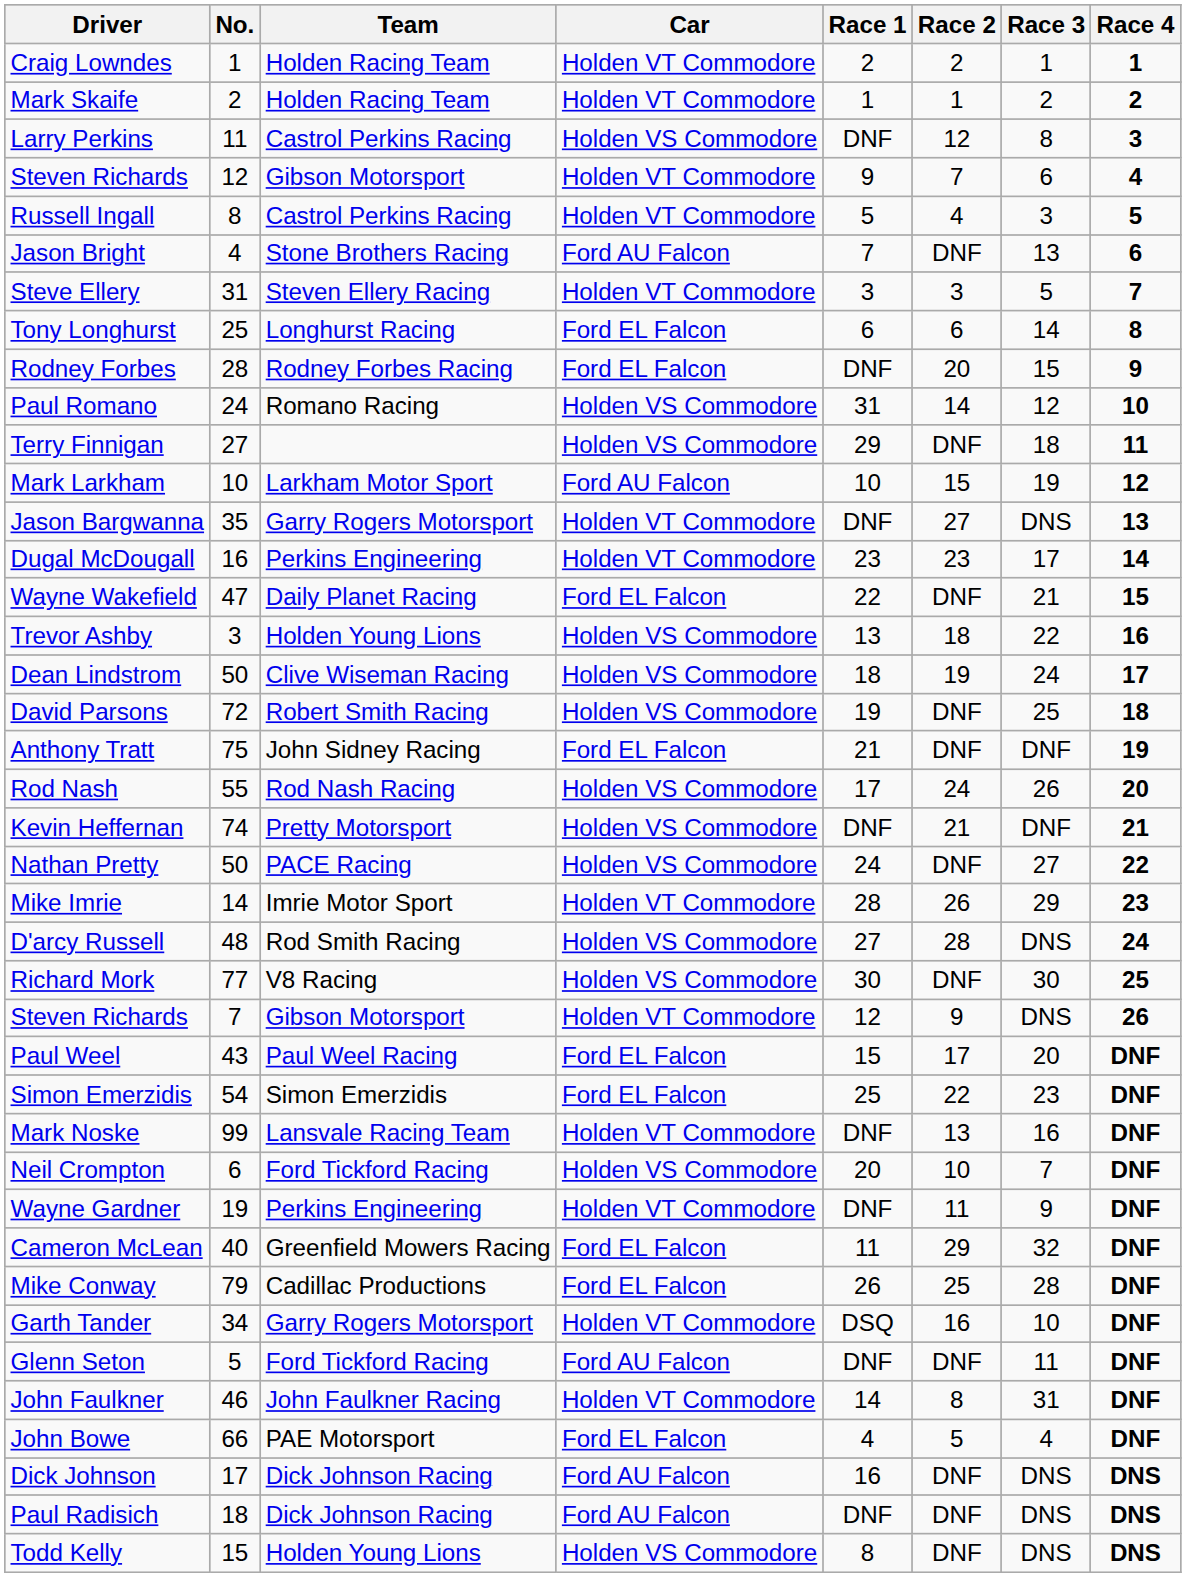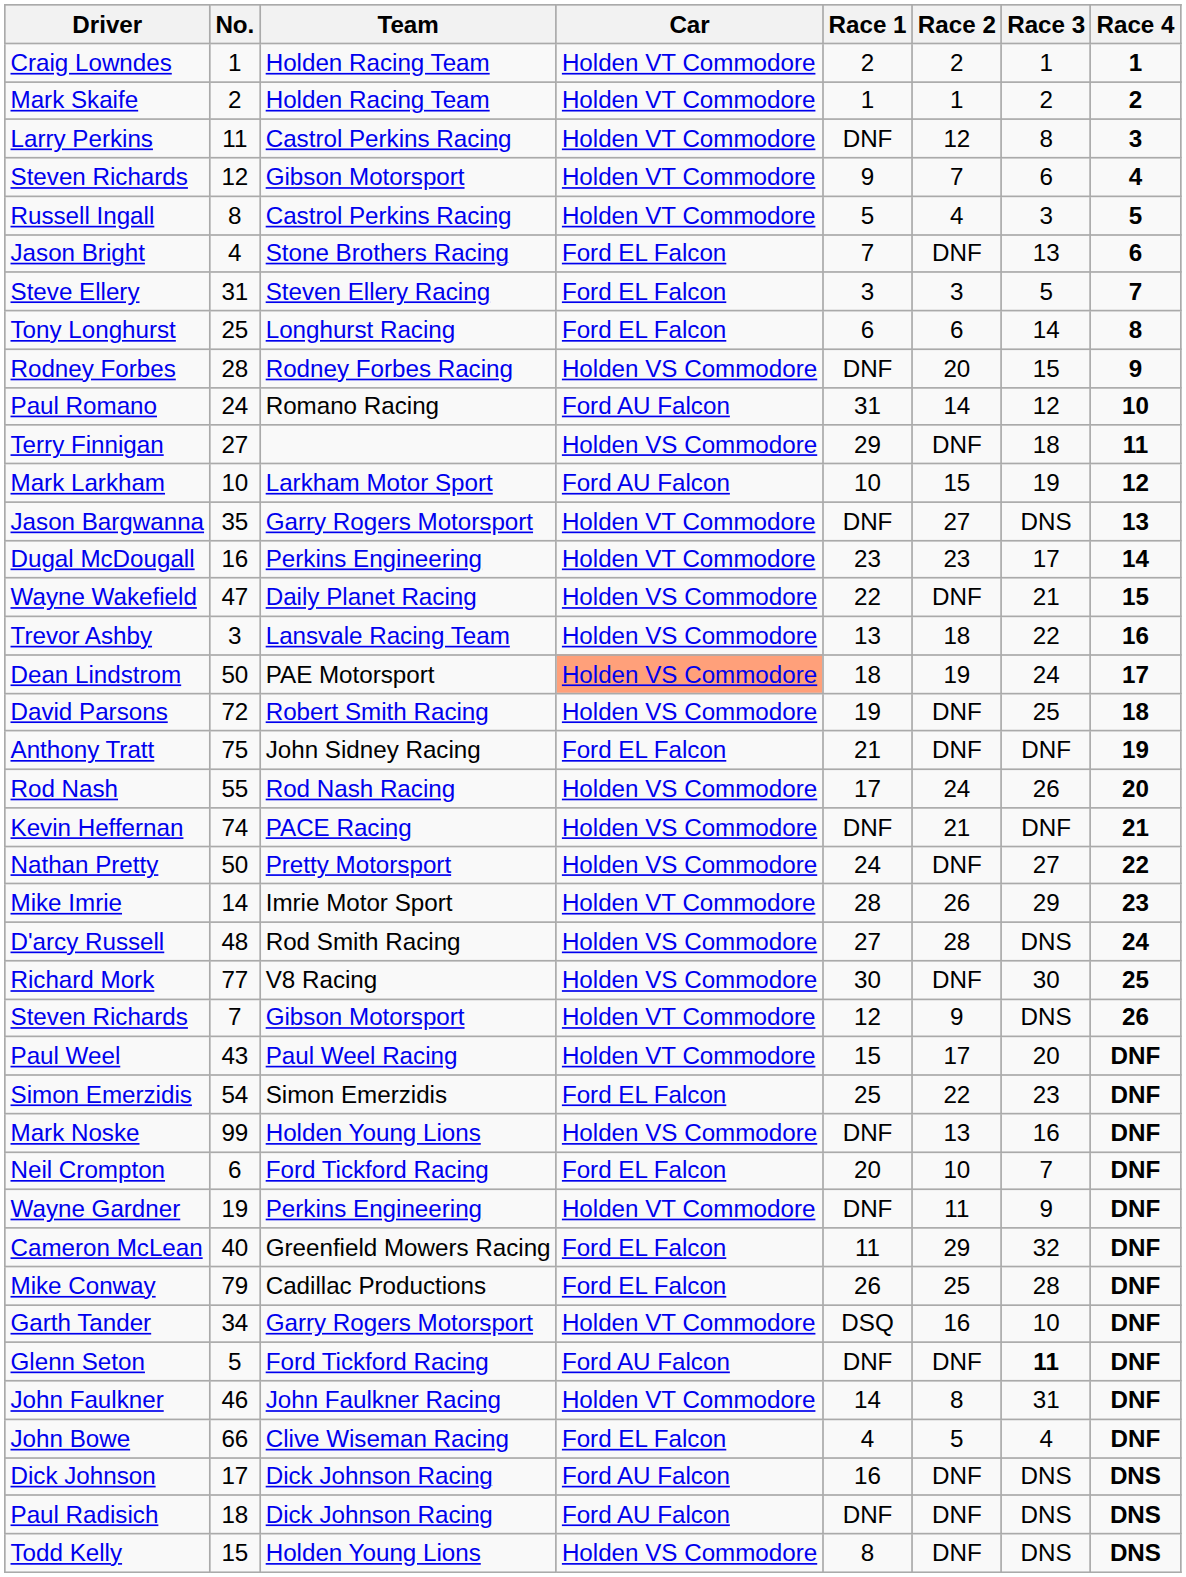(690, 139) Holden VS Commodore -> (689, 139) Holden VT Commodore
(646, 254) Ford AU Falcon -> (644, 254) Ford EL Falcon
(689, 292) Holden VT Commodore -> (644, 292) Ford EL Falcon
(644, 368) Ford EL Falcon -> (690, 368) Holden VS Commodore
(690, 407) Holden VS Commodore -> (646, 407) Ford AU Falcon
(644, 598) Ford EL Falcon -> (690, 598) Holden VS Commodore
(373, 636) Holden Young Lions -> (388, 636) Lansvale Racing Team
(387, 674) Clive Wiseman Racing -> (350, 674) PAE Motorsport
(690, 674) no background -> (690, 674) lightsalmon background
(358, 827) Pretty Motorsport -> (339, 827) PACE Racing
(339, 865) PACE Racing -> (358, 865) Pretty Motorsport
(644, 1056) Ford EL Falcon -> (689, 1056) Holden VT Commodore
(388, 1133) Lansvale Racing Team -> (373, 1133) Holden Young Lions
(689, 1133) Holden VT Commodore -> (690, 1133) Holden VS Commodore
(690, 1171) Holden VS Commodore -> (644, 1171) Ford EL Falcon
(1046, 1362) normal -> (1046, 1362) bold
(350, 1438) PAE Motorsport -> (387, 1438) Clive Wiseman Racing
